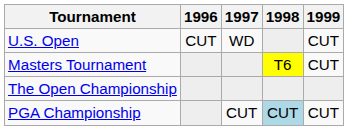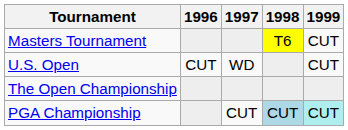rows swapped: (77, 65) <-> (43, 41)
(323, 113) no background -> (323, 113) paleturquoise background
